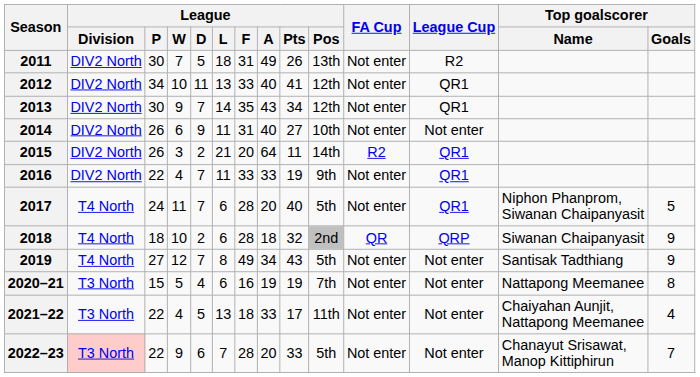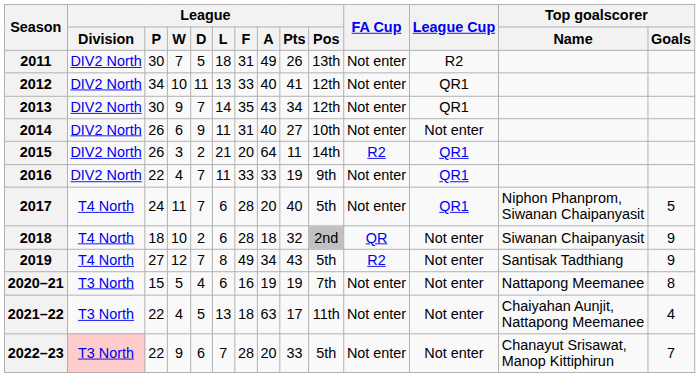(454, 237) QRP -> (454, 237) Not enter
(377, 260) Not enter -> (377, 260) R2
(269, 314) 33 -> (269, 314) 63
